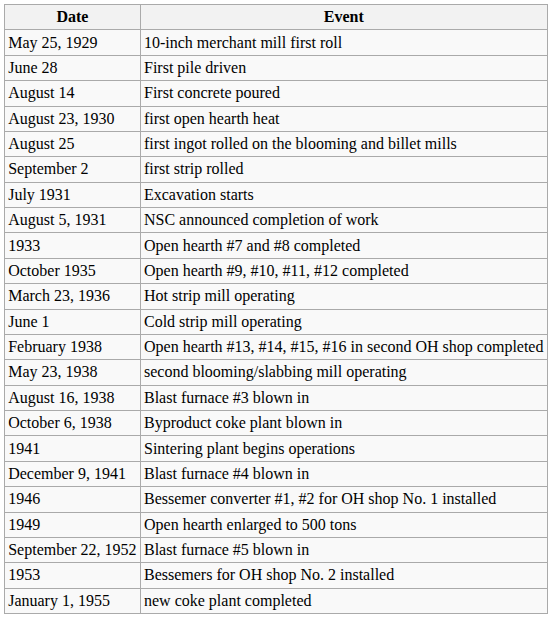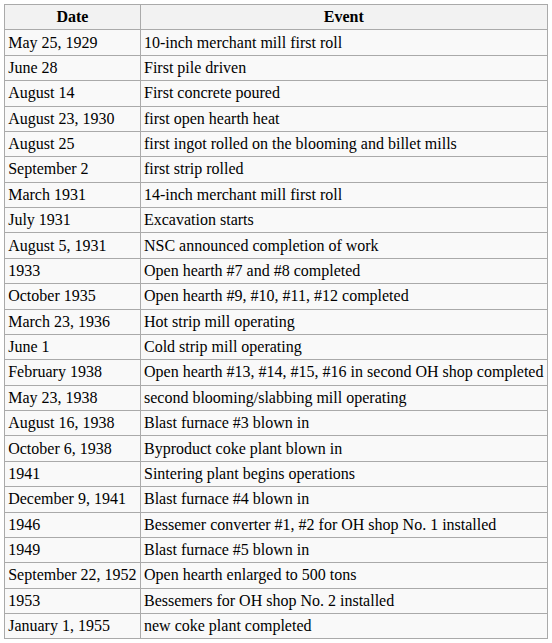+ row: (47, 194)
(250, 524) Open hearth enlarged to 500 tons -> (227, 550) Blast furnace #5 blown in
(227, 550) Blast furnace #5 blown in -> (250, 575) Open hearth enlarged to 500 tons
